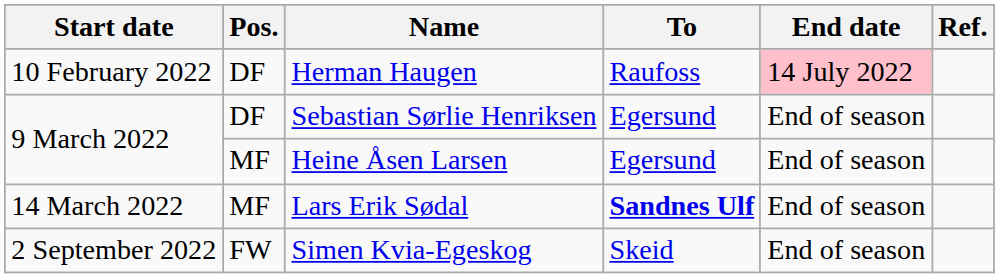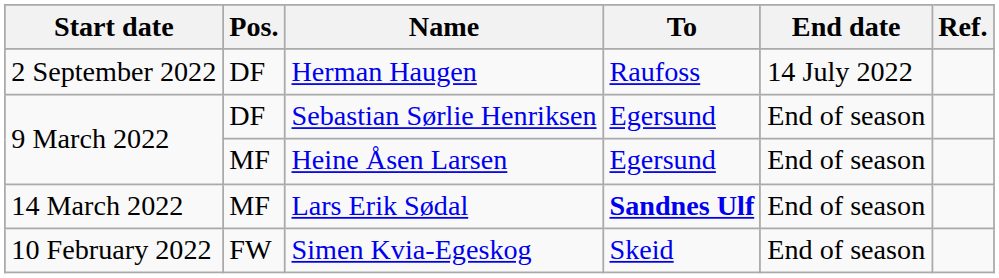(111, 71) 10 February 2022 -> (114, 71) 2 September 2022
(840, 71) pink background -> (840, 71) no background
(114, 250) 2 September 2022 -> (111, 250) 10 February 2022
